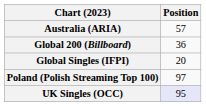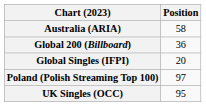(181, 28) 57 -> (181, 28) 58
(181, 93) lavender background -> (181, 93) no background
